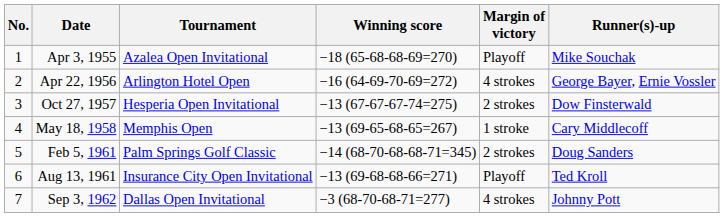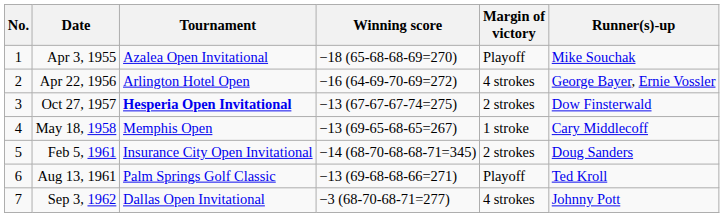(201, 105) normal -> (207, 105) bold
(199, 152) Palm Springs Golf Classic -> (218, 152) Insurance City Open Invitational
(218, 176) Insurance City Open Invitational -> (199, 176) Palm Springs Golf Classic
